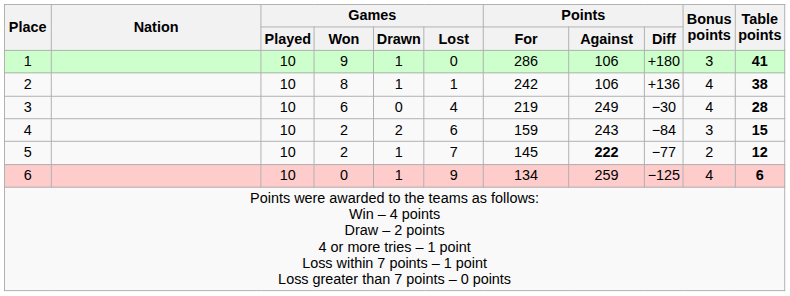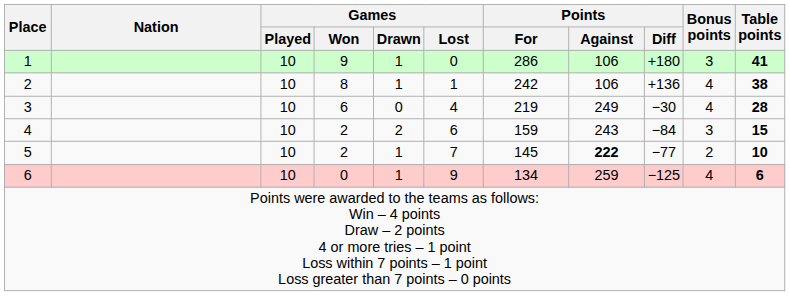(760, 152) 12 -> (760, 152) 10
